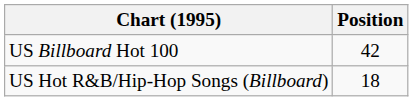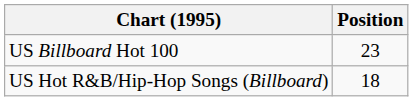(370, 50) 42 -> (370, 50) 23
